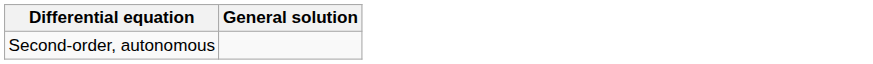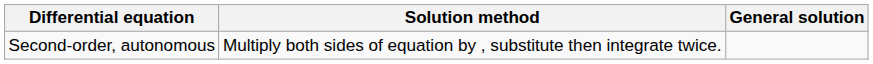+ column: (472, 18)
